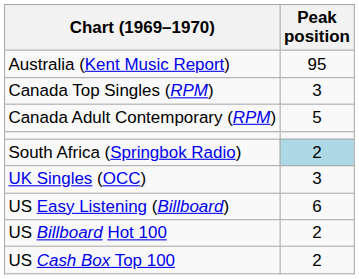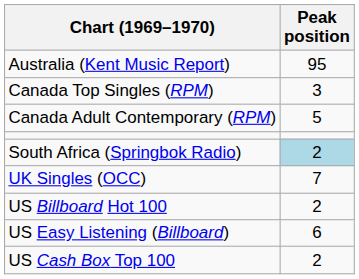(317, 179) 3 -> (317, 179) 7
rows swapped: (88, 233) <-> (119, 206)
